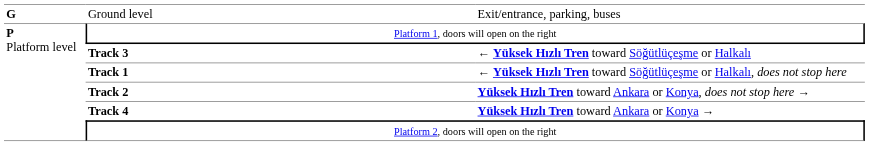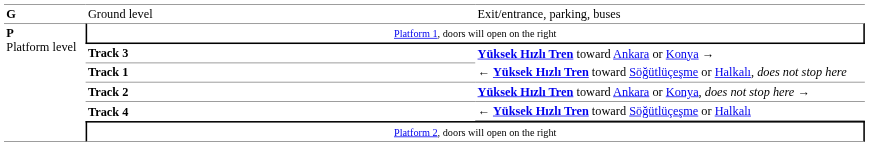(614, 53) ← Yüksek Hızlı Tren toward Söğütlüçeşme or Halkalı -> (596, 53) Yüksek Hızlı Tren toward Ankara or Konya →
(596, 111) Yüksek Hızlı Tren toward Ankara or Konya → -> (614, 111) ← Yüksek Hızlı Tren toward Söğütlüçeşme or Halkalı
